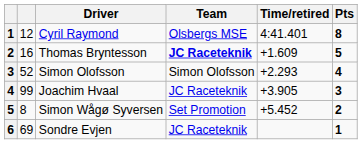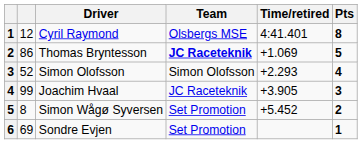(26, 53) 16 -> (26, 53) 86
(279, 53) +1.609 -> (279, 53) +1.069
(208, 130) JC Raceteknik -> (207, 130) Set Promotion
